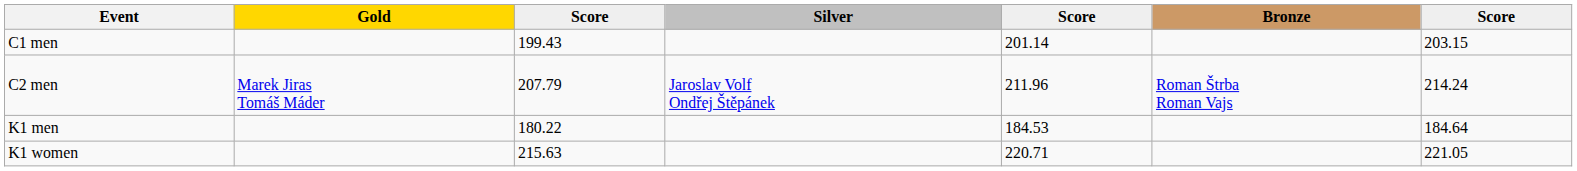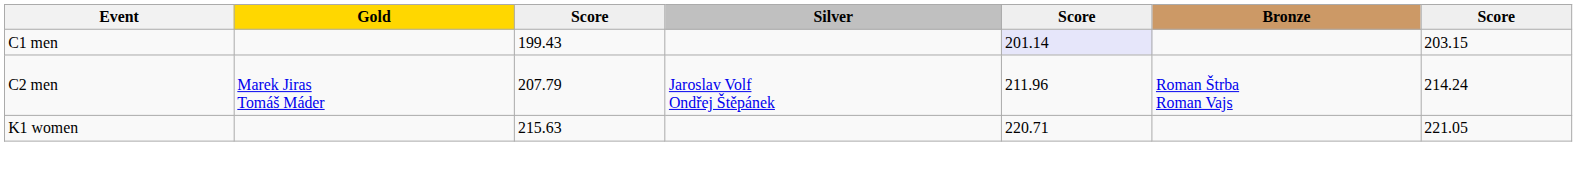(1027, 42) no background -> (1027, 42) lavender background
- row: (33, 128)
